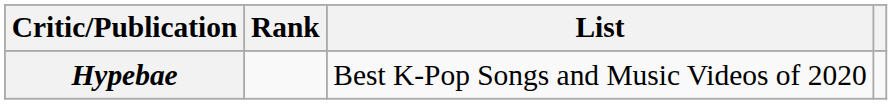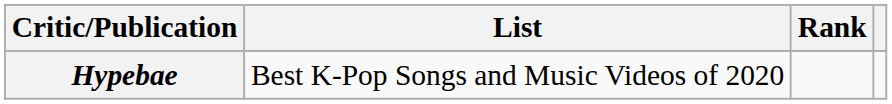columns swapped: (600, 27) <-> (285, 27)
